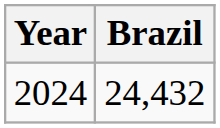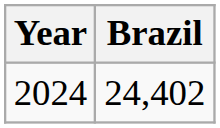(155, 92) 24,432 -> (155, 92) 24,402
